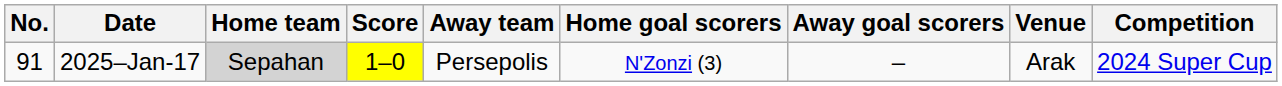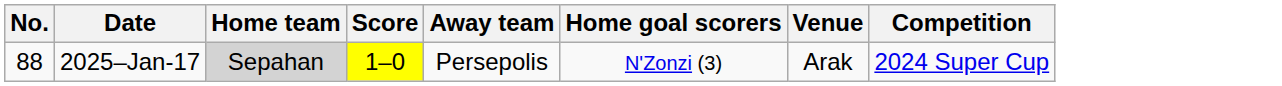- column: (898, 23)
(30, 61) 91 -> (30, 61) 88
